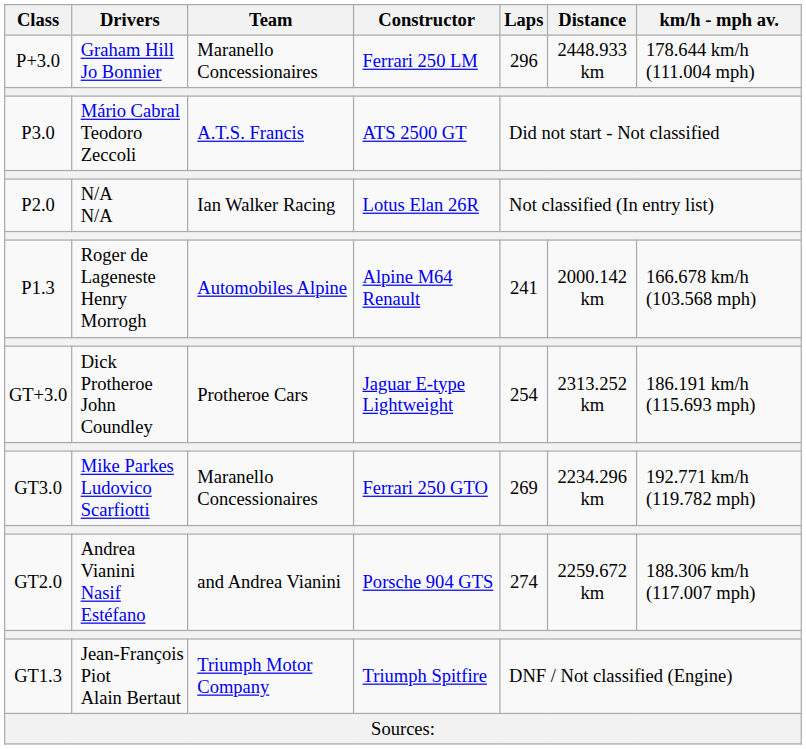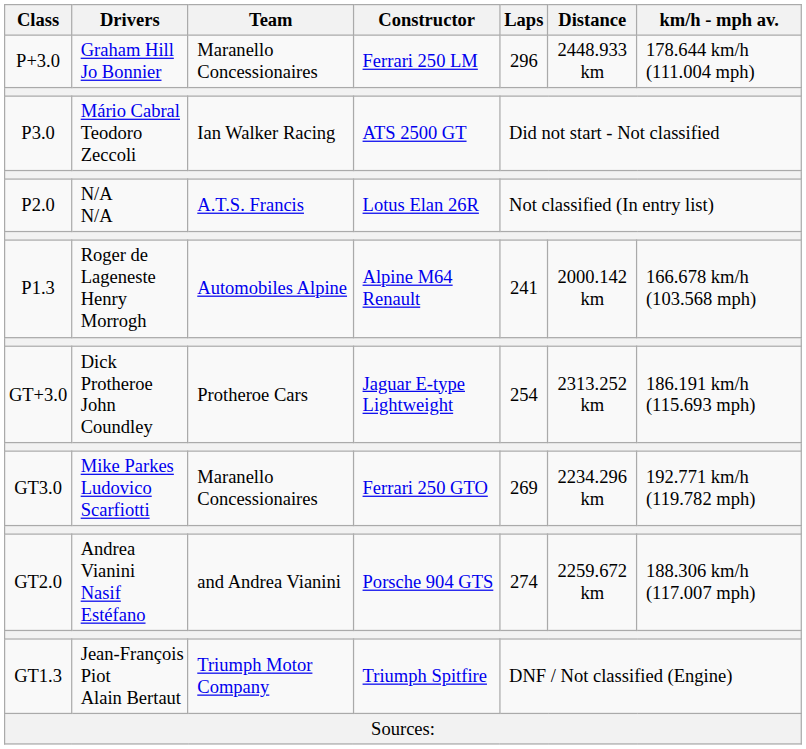(251, 133) A.T.S. Francis -> (266, 133) Ian Walker Racing
(266, 205) Ian Walker Racing -> (251, 205) A.T.S. Francis
